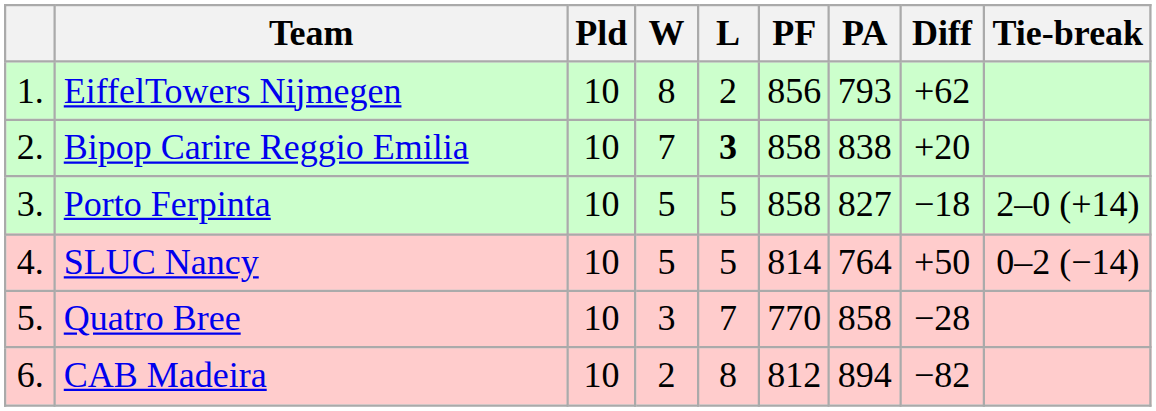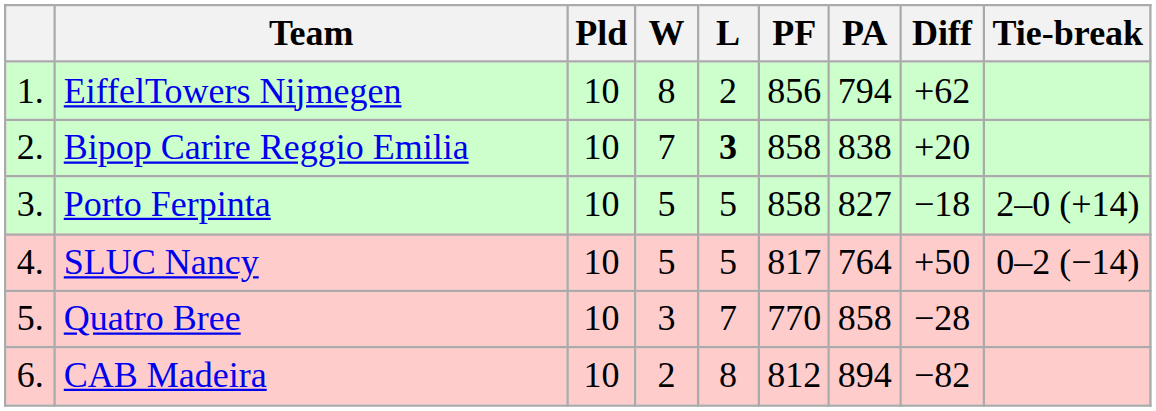(865, 90) 793 -> (865, 90) 794
(794, 261) 814 -> (794, 261) 817
